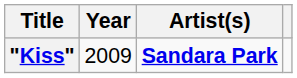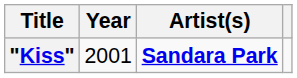(108, 55) 2009 -> (108, 55) 2001
